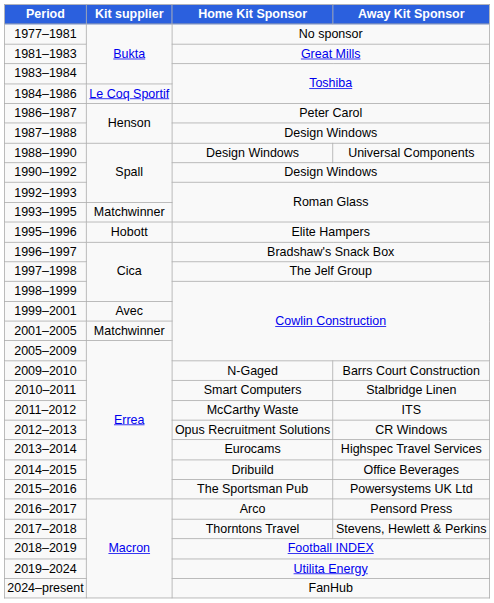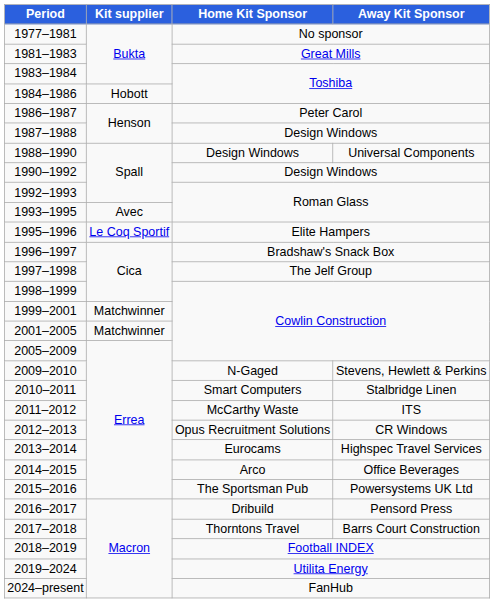(129, 93) Le Coq Sportif -> (129, 93) Hobott
(129, 212) Matchwinner -> (129, 212) Avec
(129, 232) Hobott -> (129, 232) Le Coq Sportif
(129, 311) Avec -> (129, 311) Matchwinner
(411, 370) Barrs Court Construction -> (411, 370) Stevens, Hewlett & Perkins
(253, 469) Dribuild -> (253, 469) Arco
(253, 509) Arco -> (253, 509) Dribuild
(411, 529) Stevens, Hewlett & Perkins -> (411, 529) Barrs Court Construction
